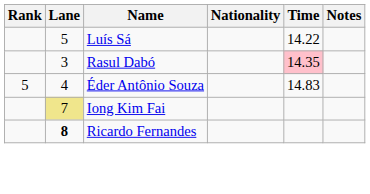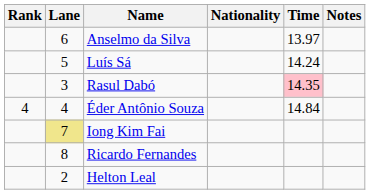+ row: (139, 39)
(303, 39) 14.22 -> (303, 62) 14.24
(25, 85) 5 -> (25, 108) 4
(303, 85) 14.83 -> (303, 108) 14.84
(64, 131) bold -> (64, 154) normal
+ row: (121, 177)
